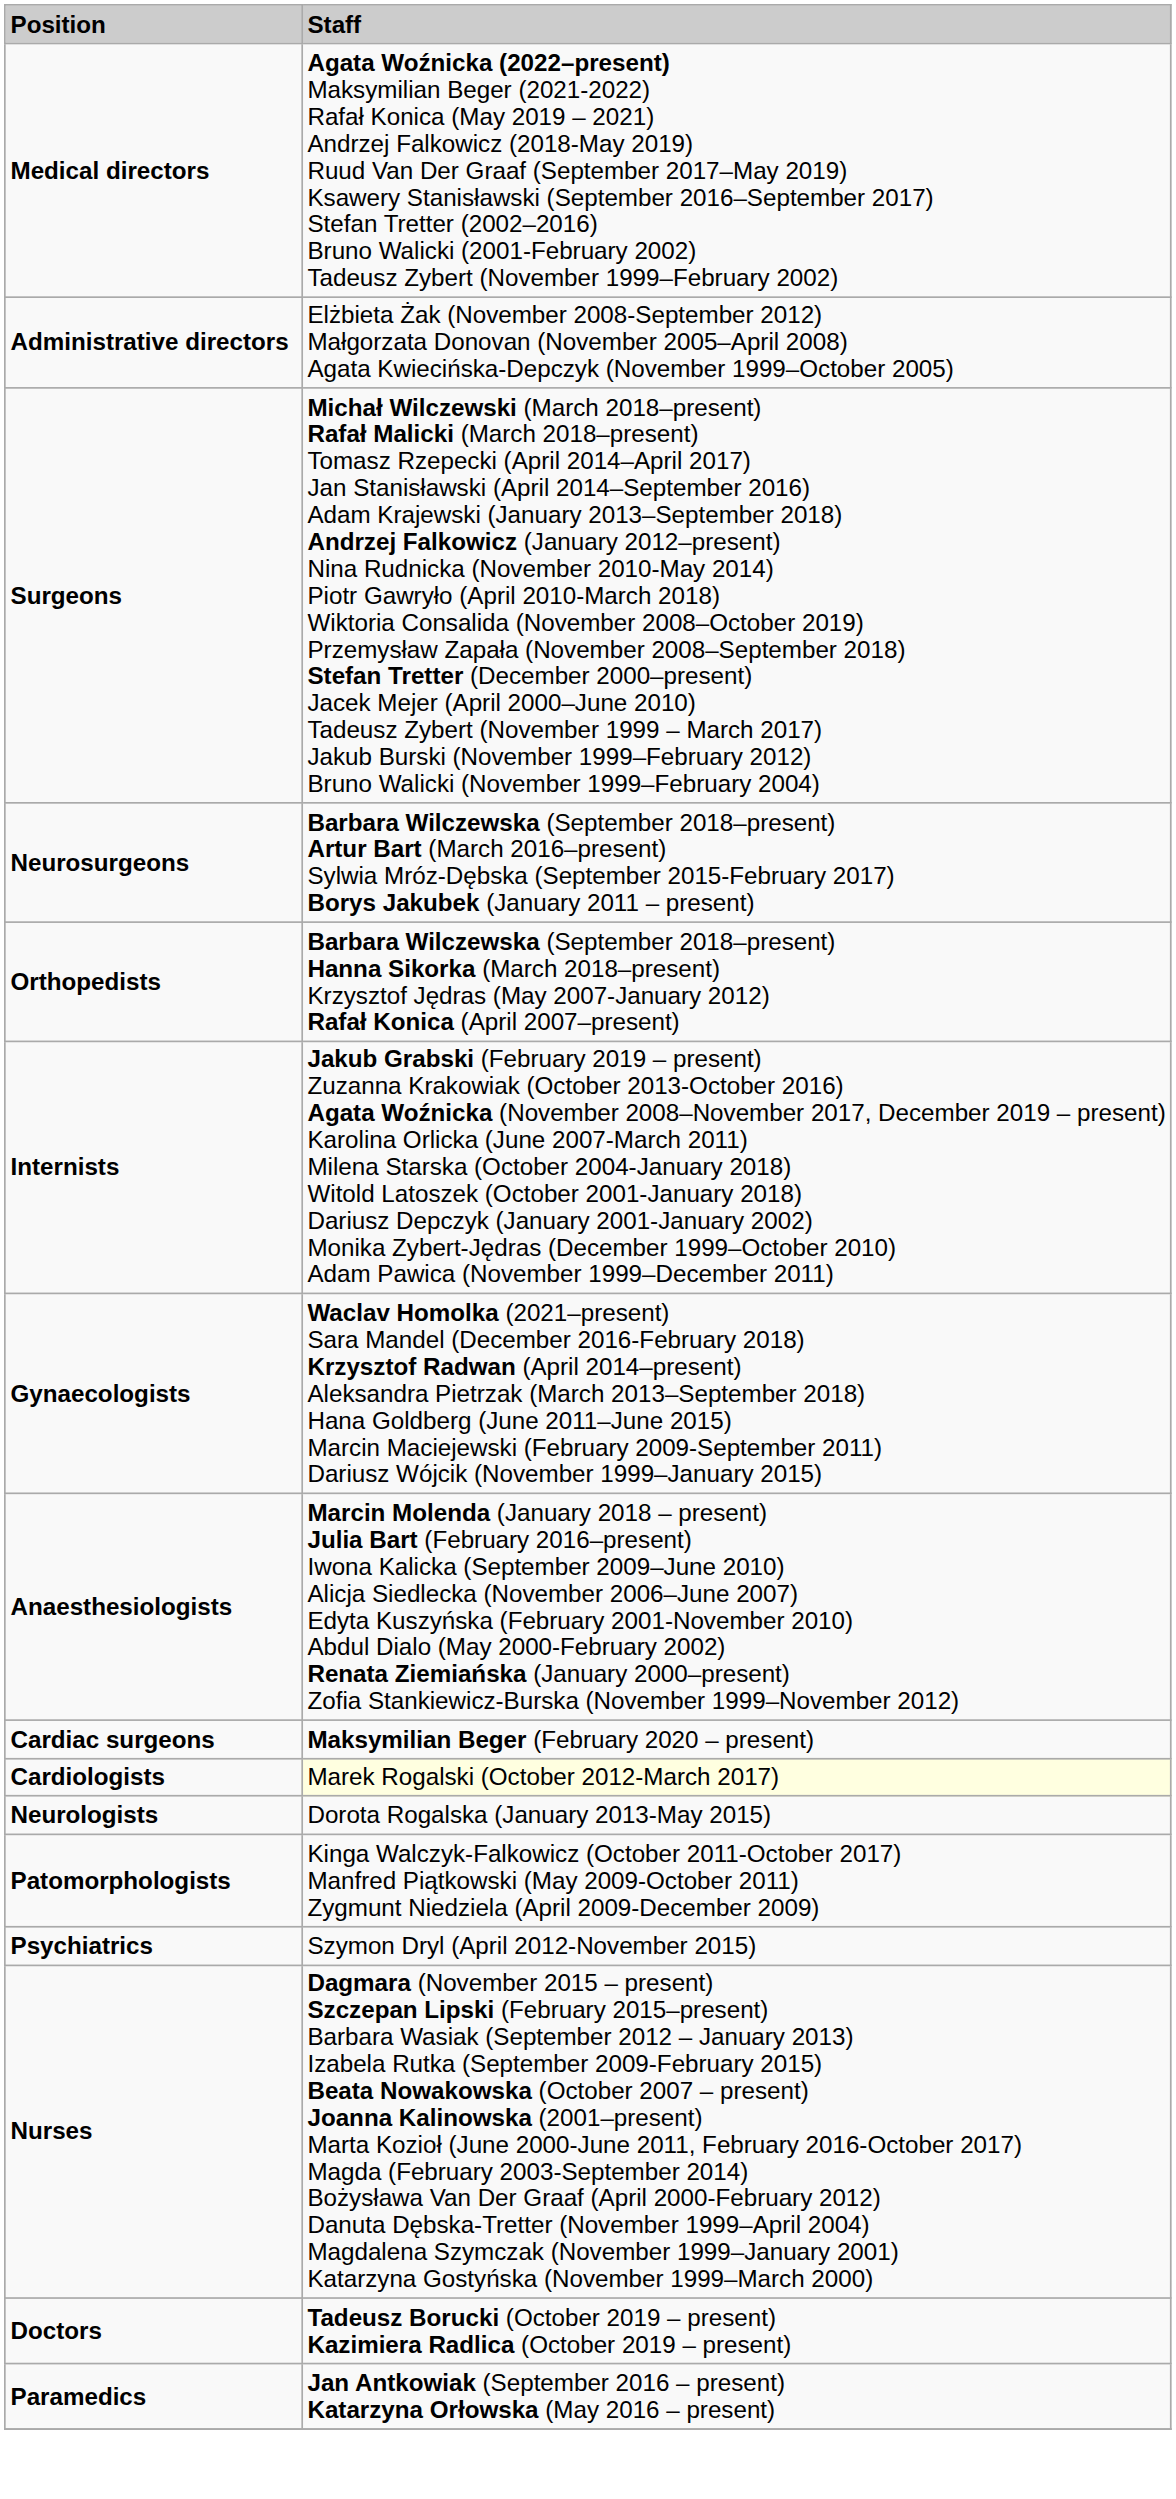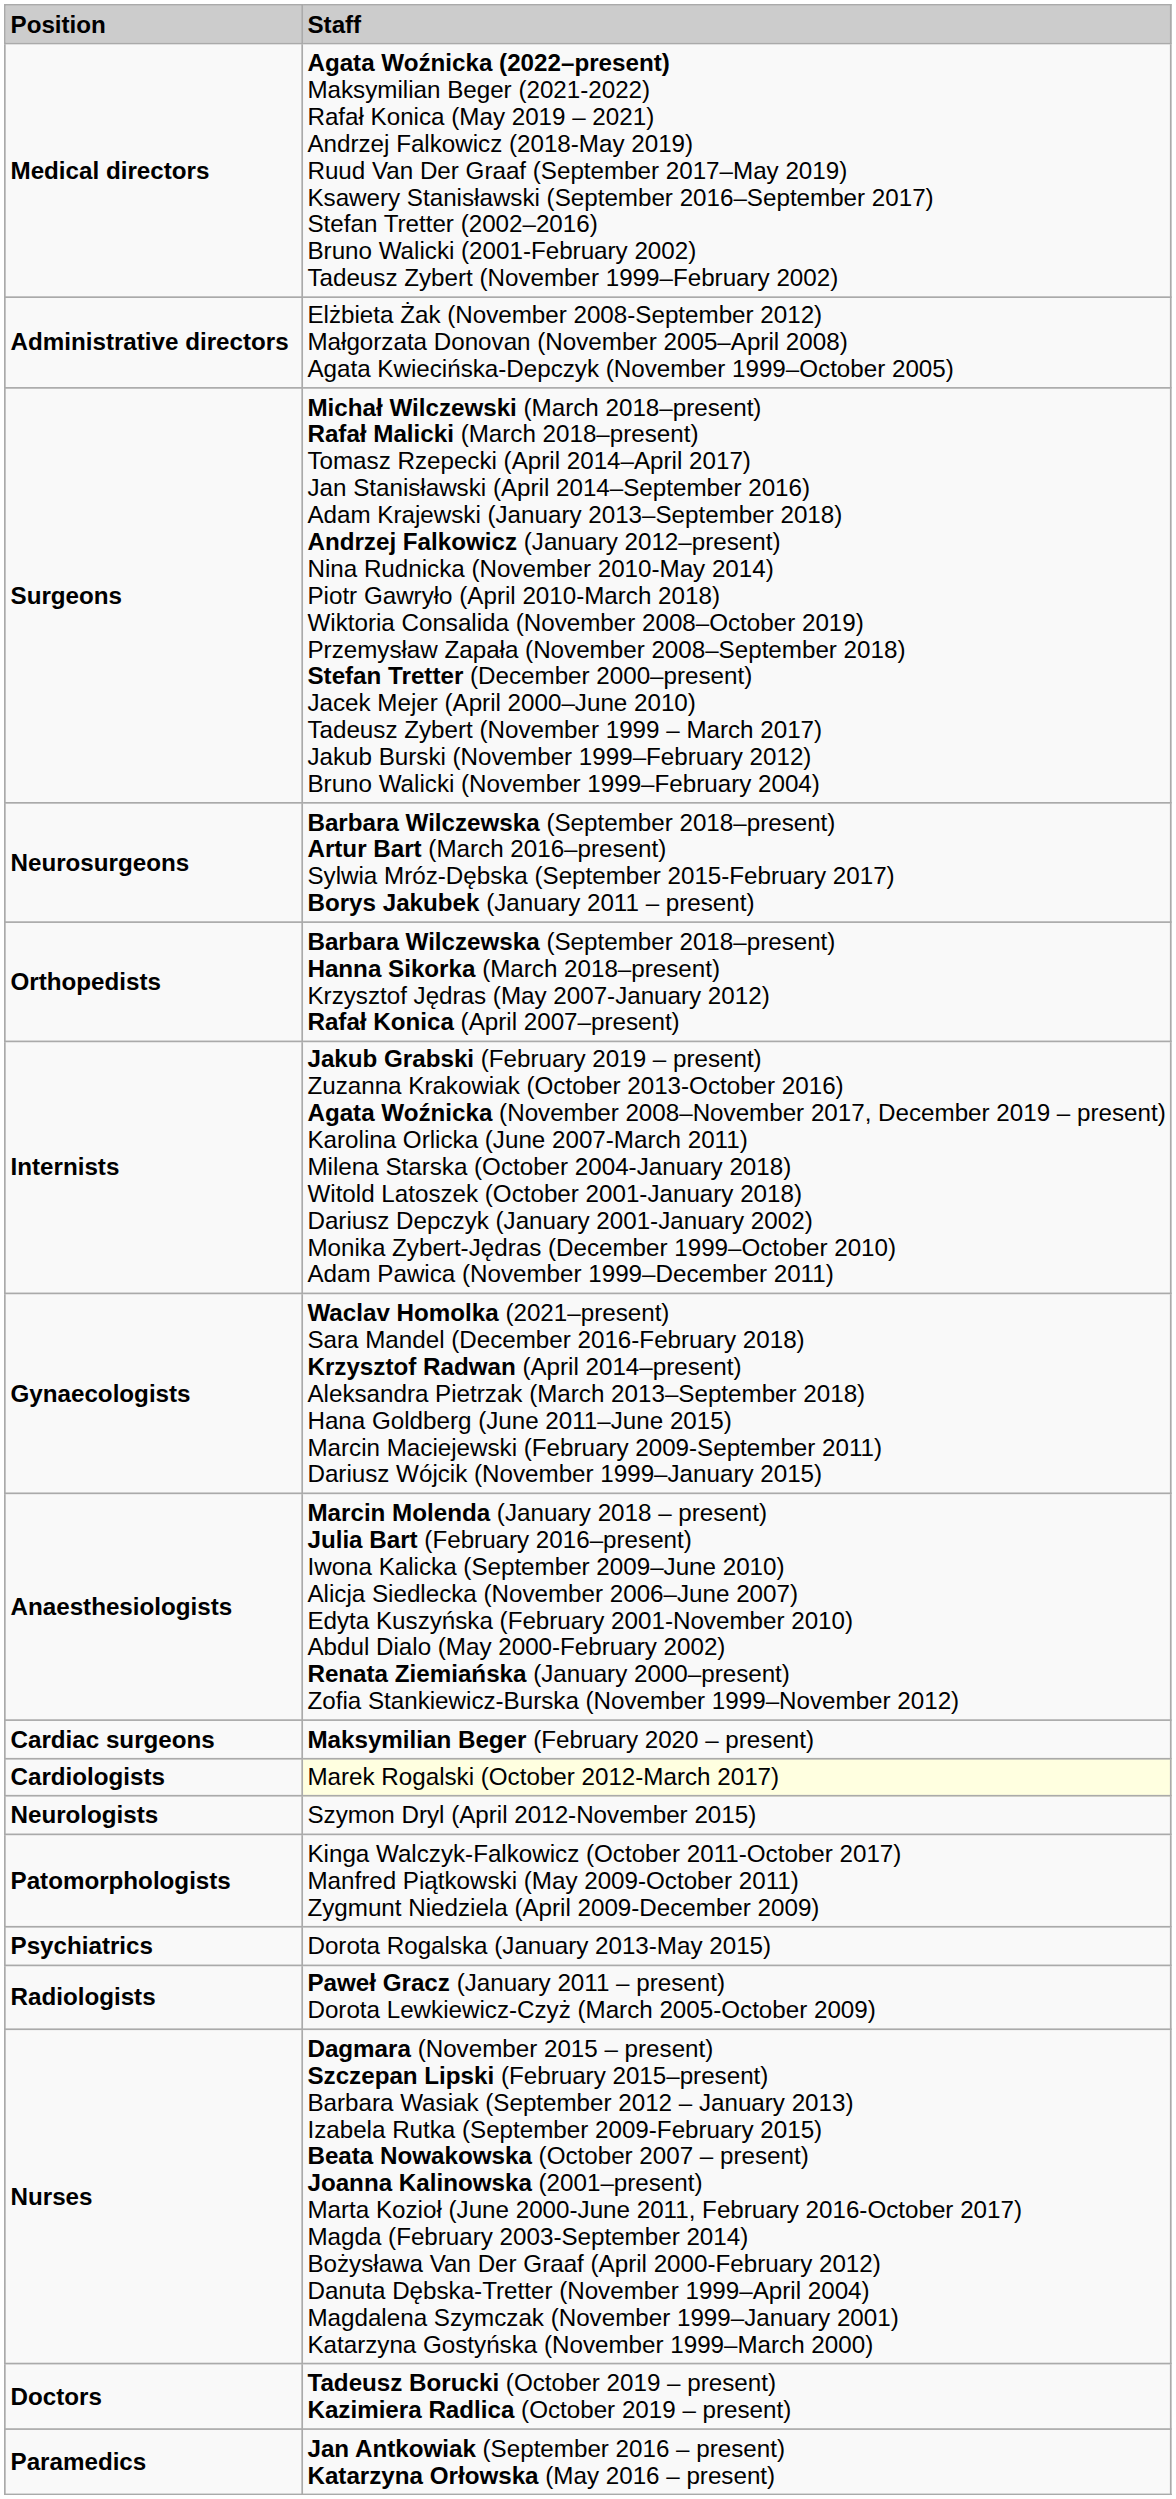(539, 1816) Dorota Rogalska (January 2013-May 2015) -> (532, 1816) Szymon Dryl (April 2012-November 2015)
(532, 1946) Szymon Dryl (April 2012-November 2015) -> (539, 1946) Dorota Rogalska (January 2013-May 2015)
+ row: (83, 1998)
